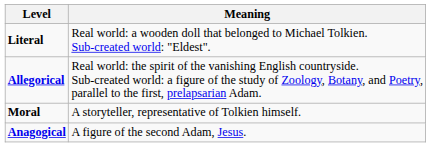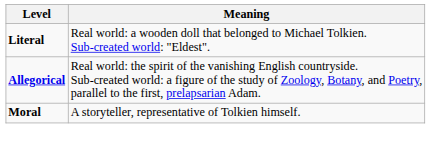- row: (37, 132)
